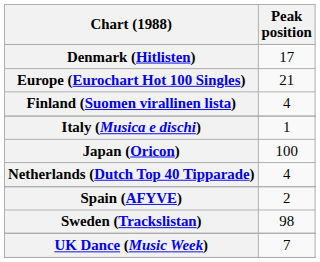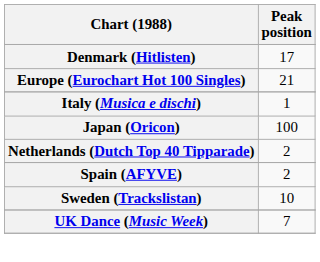- row: (131, 103)
(287, 174) 4 -> (287, 151) 2
(287, 221) 98 -> (287, 198) 10
